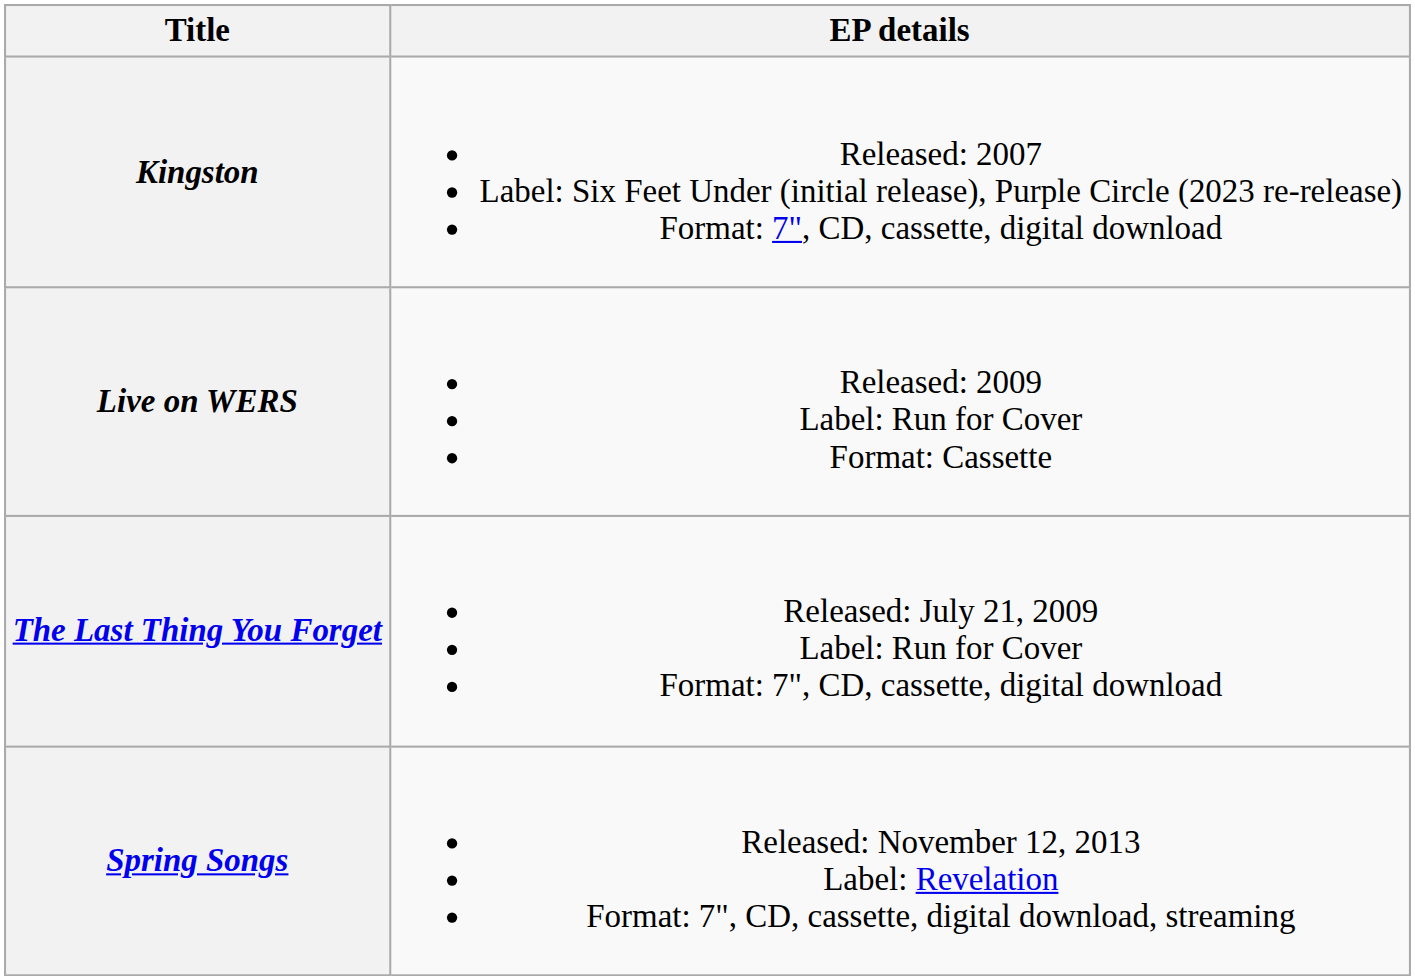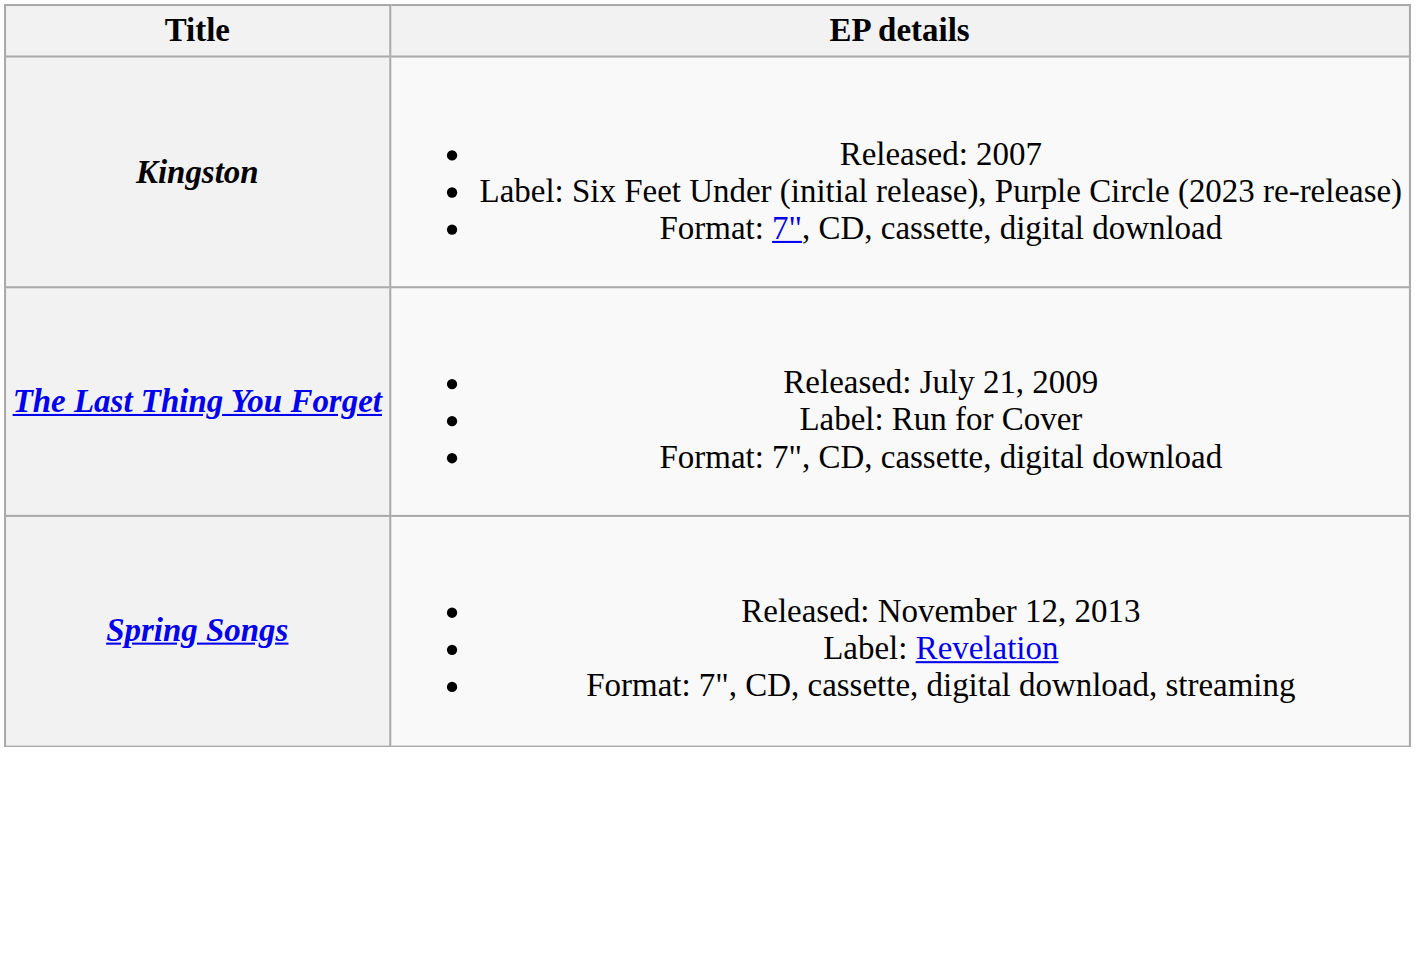- row: (197, 400)
